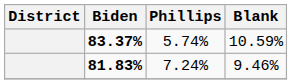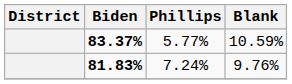(185, 41) 5.74% -> (185, 41) 5.77%
(256, 66) 9.46% -> (256, 66) 9.76%
